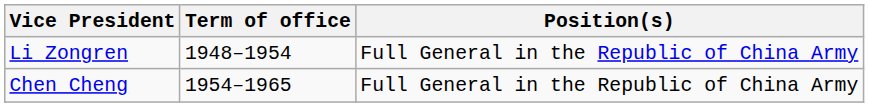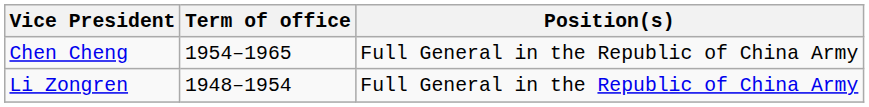rows swapped: (69, 53) <-> (69, 85)
